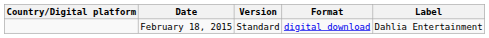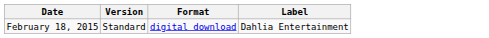- column: (71, 12)
